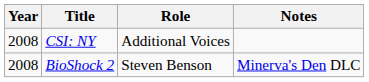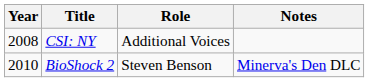(23, 64) 2008 -> (23, 64) 2010
